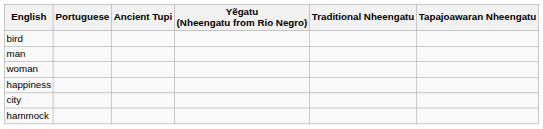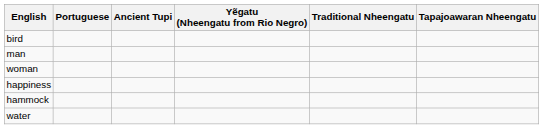- row: (14, 100)
+ row: (18, 116)
